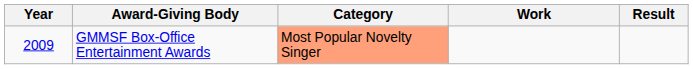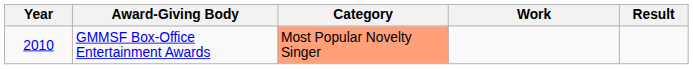(39, 44) 2009 -> (39, 44) 2010
